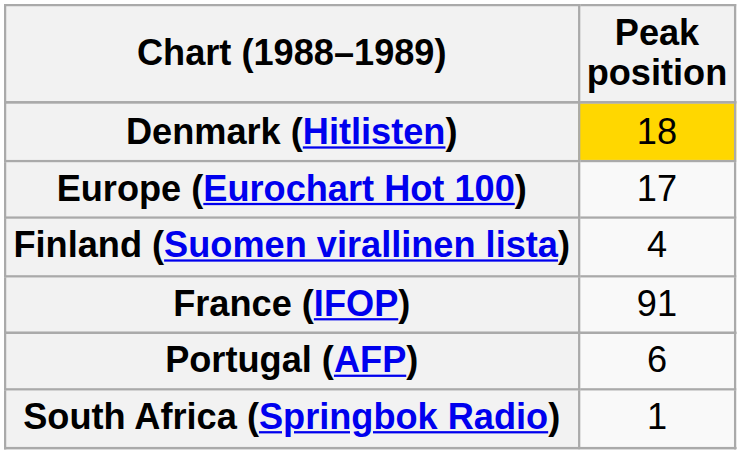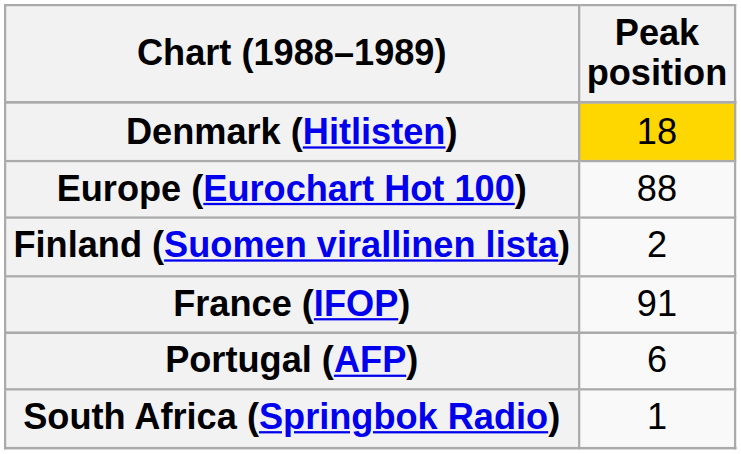(657, 188) 17 -> (657, 188) 88
(657, 245) 4 -> (657, 245) 2
